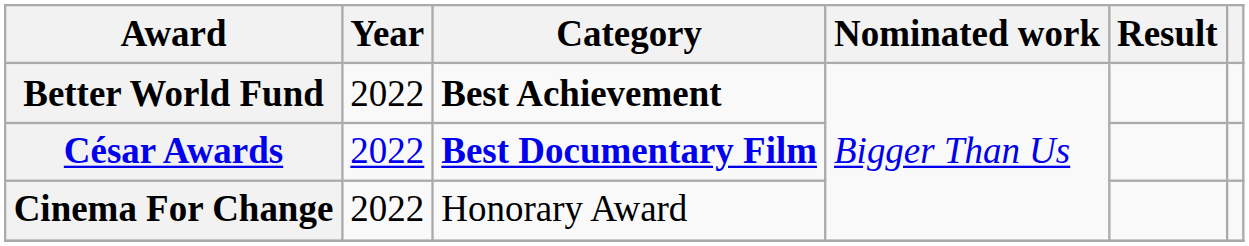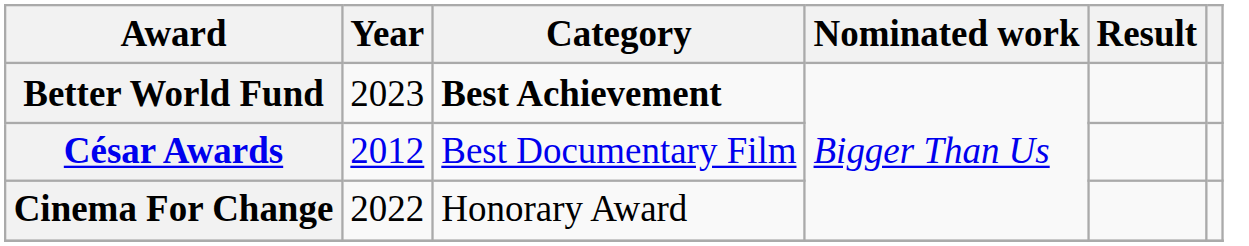(387, 92) 2022 -> (387, 92) 2023
(387, 151) 2022 -> (387, 151) 2012
(629, 151) bold -> (619, 151) normal
